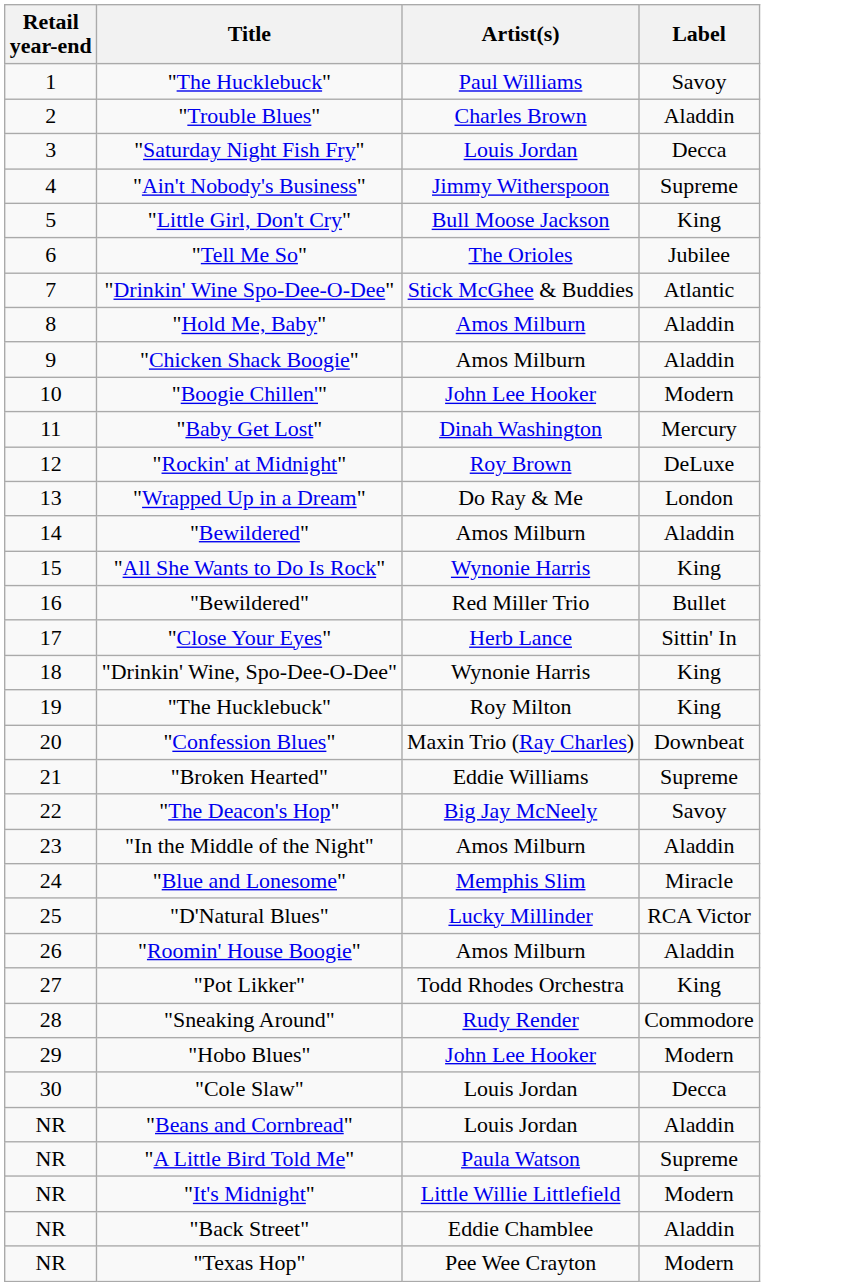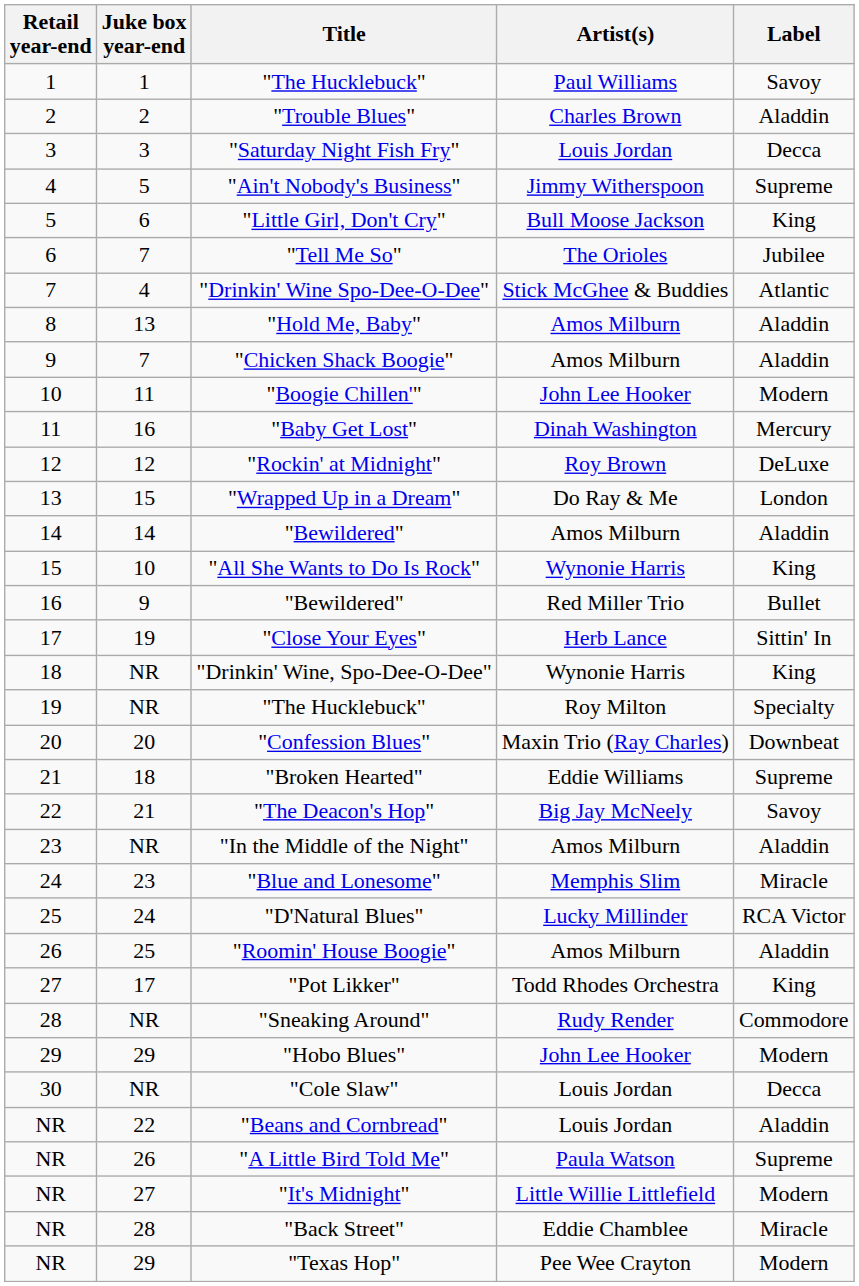+ column: (144, 34)
(699, 707) King -> (794, 707) Specialty
(699, 1228) Aladdin -> (794, 1228) Miracle
